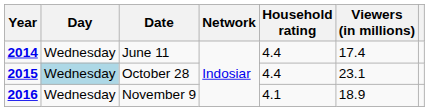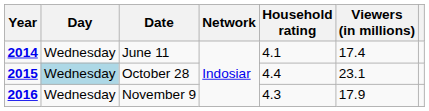(272, 52) 4.4 -> (272, 52) 4.1
(272, 95) 4.1 -> (272, 95) 4.3
(352, 95) 18.9 -> (352, 95) 17.9
